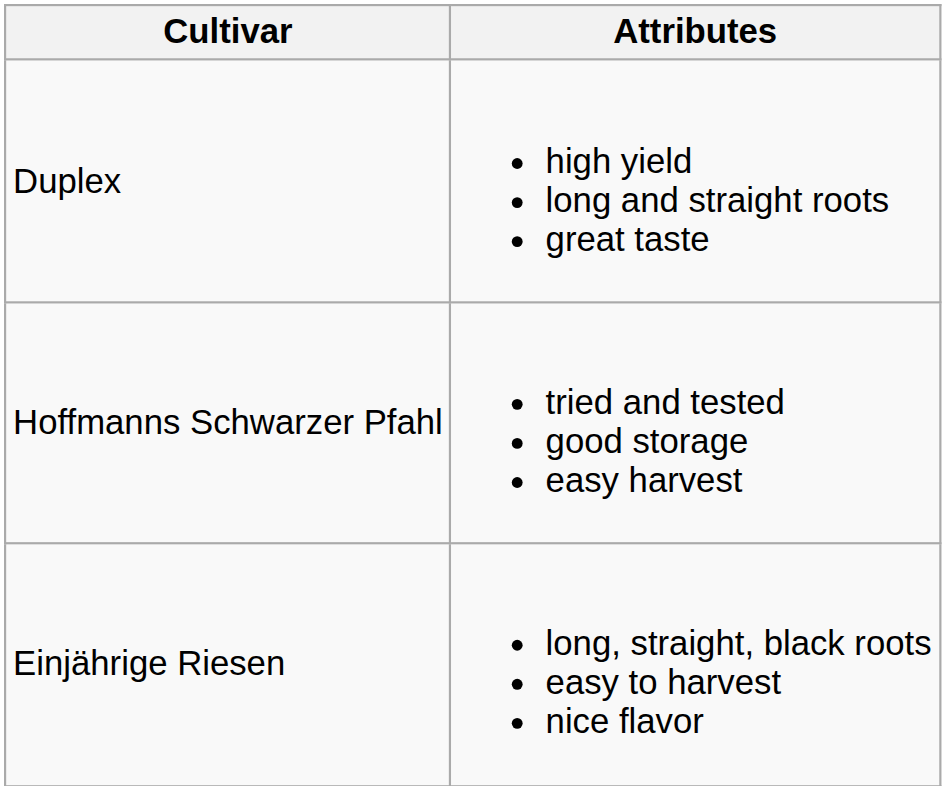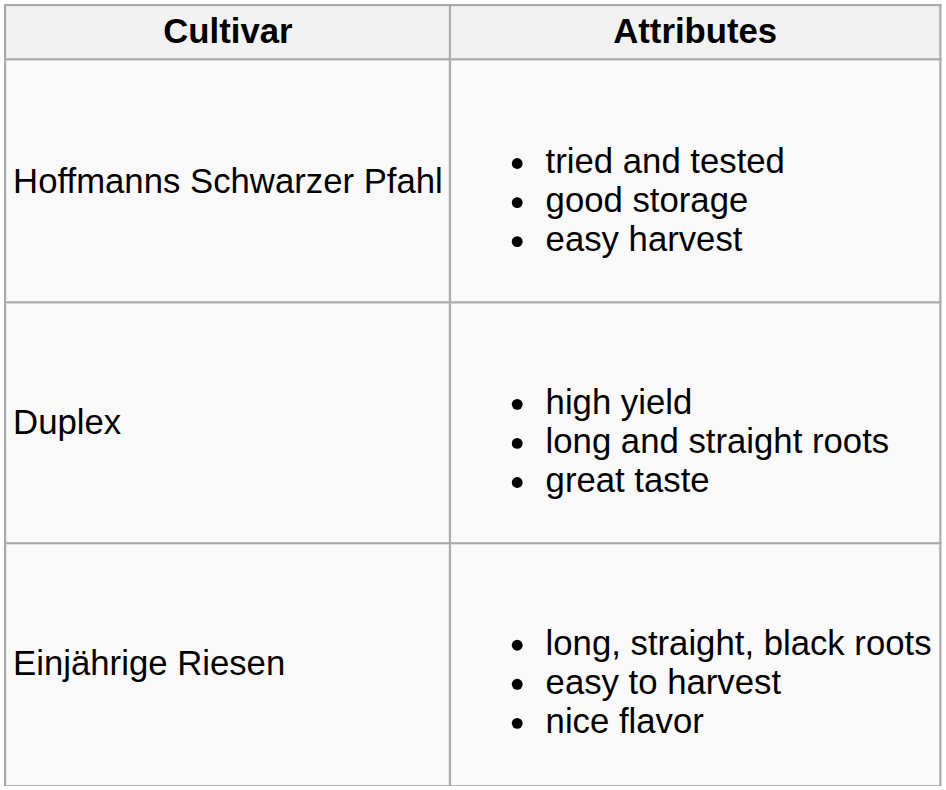rows swapped: (228, 422) <-> (67, 180)
